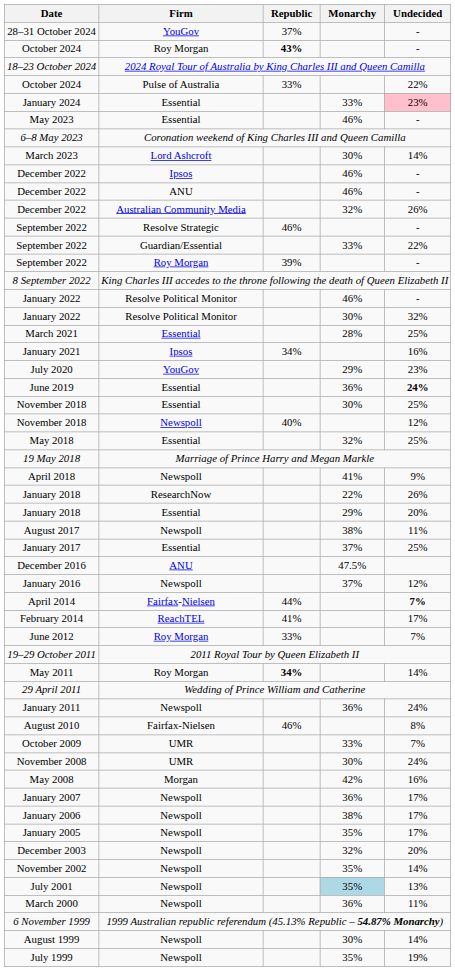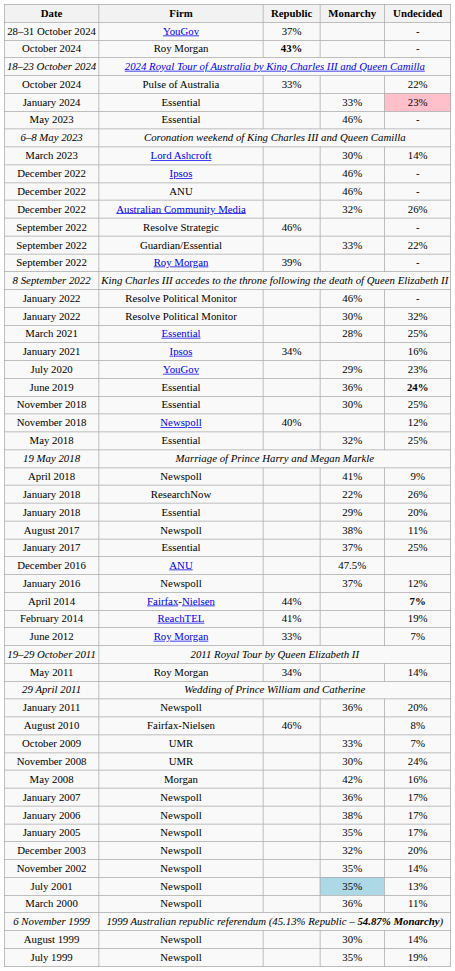(418, 619) 17% -> (418, 619) 19%
(292, 672) bold -> (292, 672) normal
(418, 708) 24% -> (418, 708) 20%
